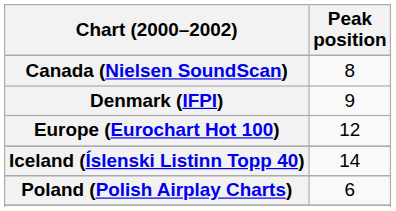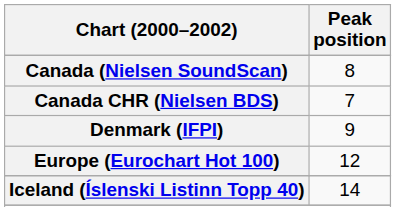+ row: (157, 100)
- row: (157, 190)
